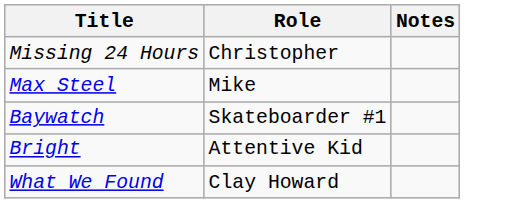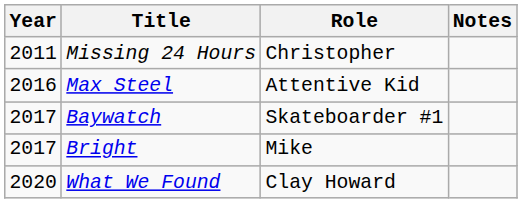+ column: (33, 21)
(232, 85) Mike -> (343, 85) Attentive Kid
(286, 150) Attentive Kid -> (289, 150) Mike
